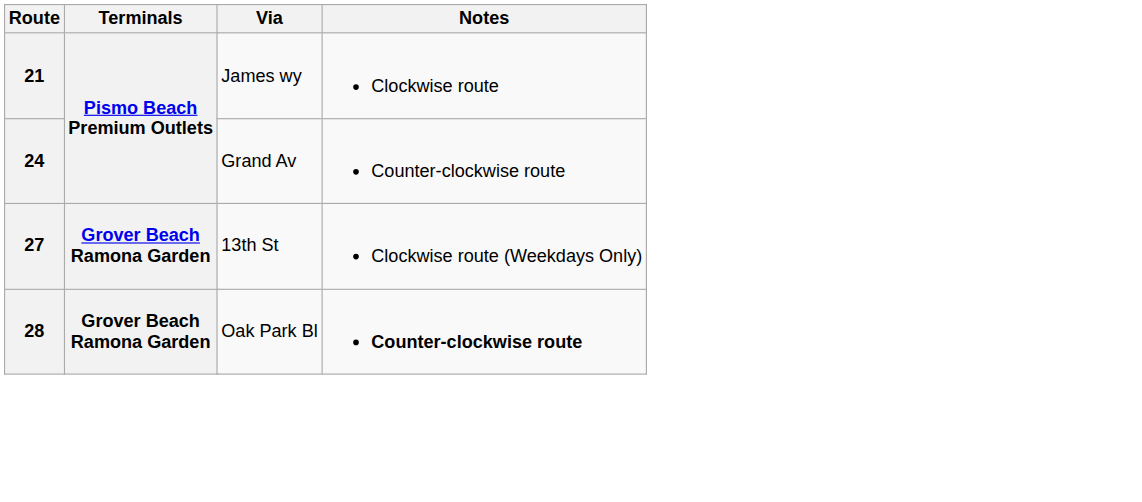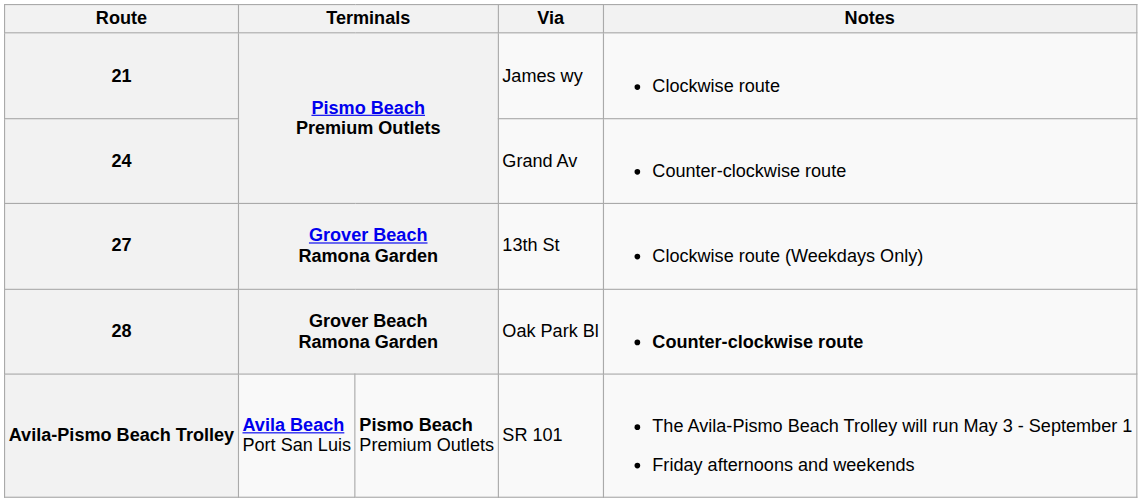+ row: (121, 435)
